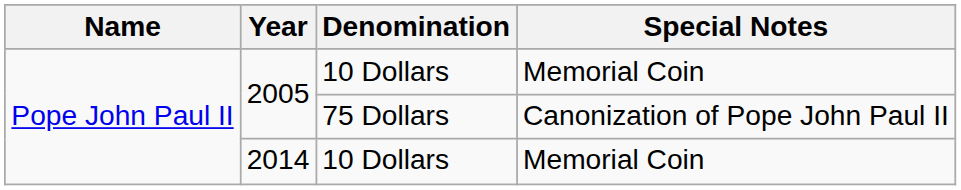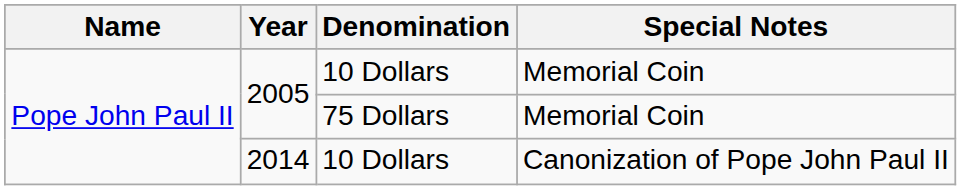(736, 116) Canonization of Pope John Paul II -> (614, 116) Memorial Coin
(614, 160) Memorial Coin -> (736, 160) Canonization of Pope John Paul II
